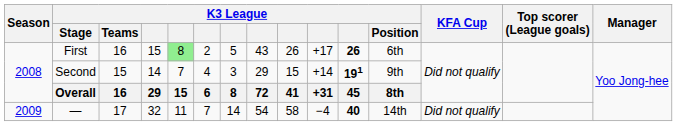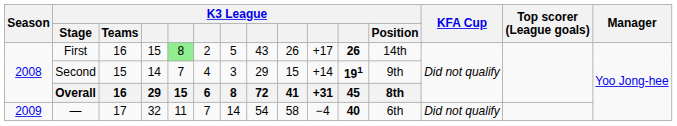(395, 52) 6th -> (395, 52) 14th
(395, 112) 14th -> (395, 112) 6th
